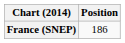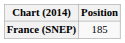(100, 30) 186 -> (100, 30) 185
